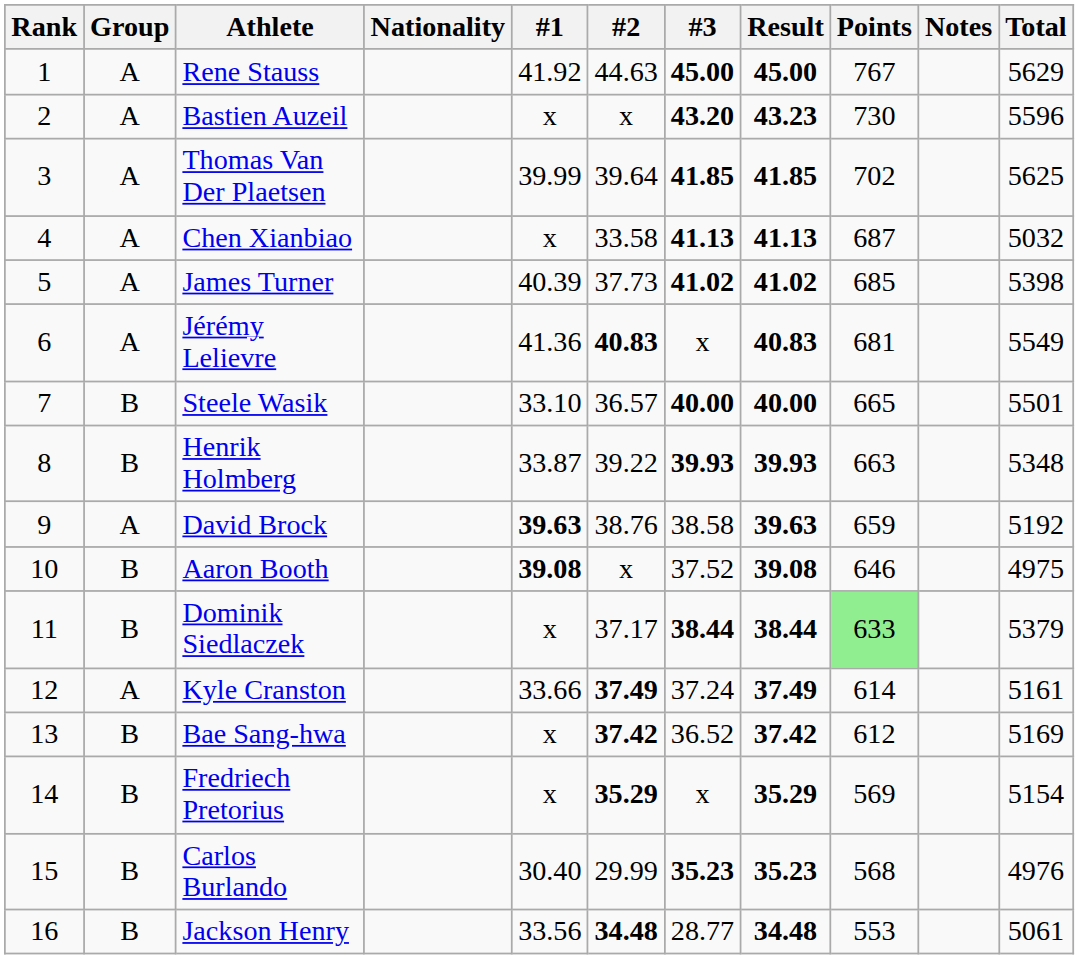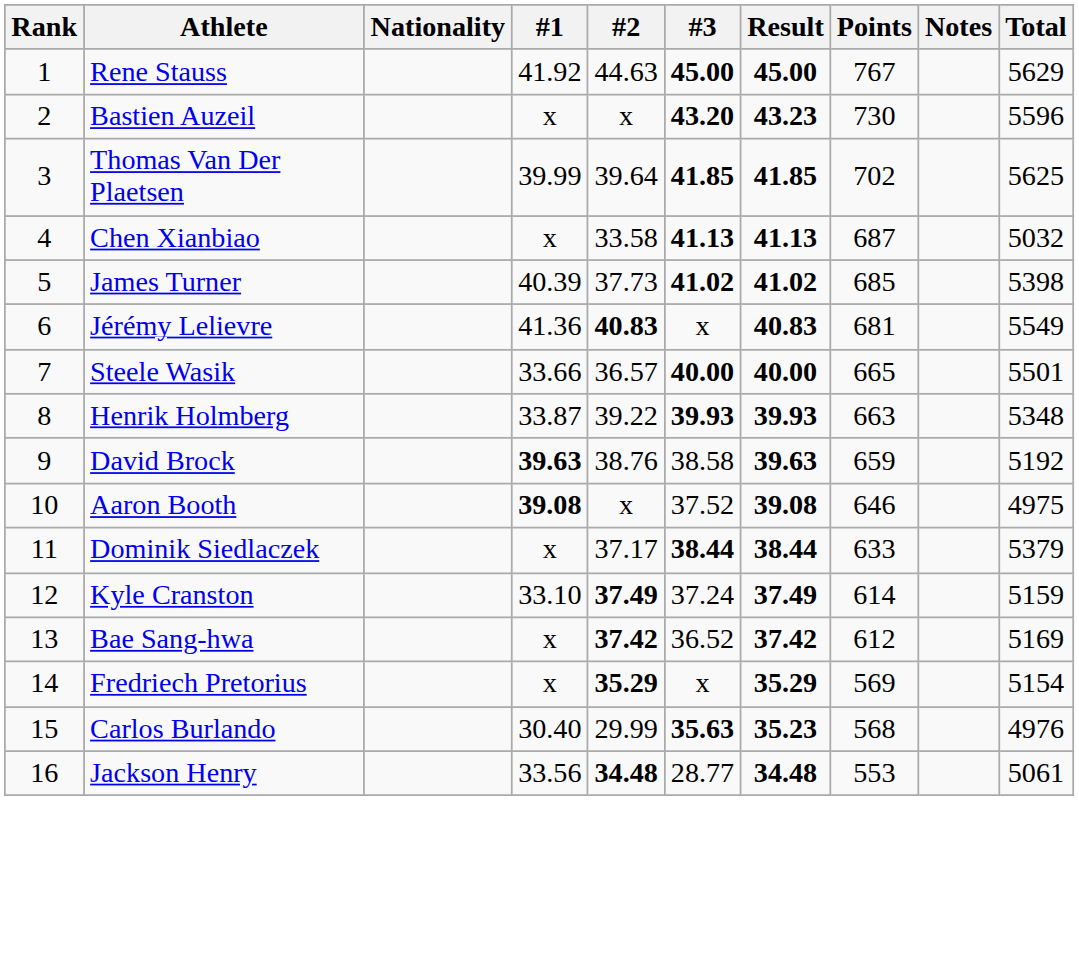- column: (130, 26)
(550, 402) 33.10 -> (550, 371) 33.66
(874, 628) lightgreen background -> (874, 549) no background
(550, 689) 33.66 -> (550, 594) 33.10
(1036, 689) 5161 -> (1036, 594) 5159
(702, 870) 35.23 -> (702, 728) 35.63
